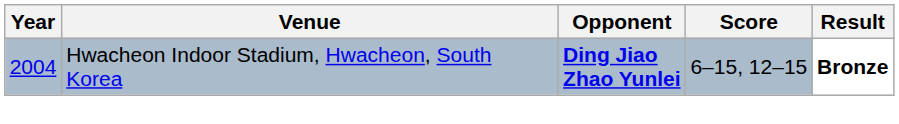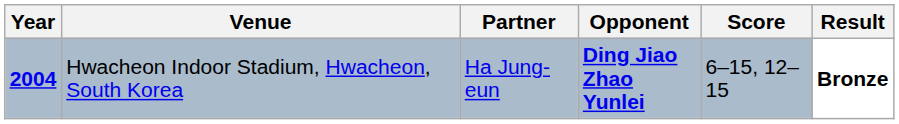+ column: (519, 22)
(33, 67) normal -> (33, 78) bold
